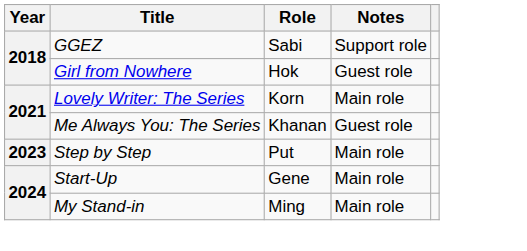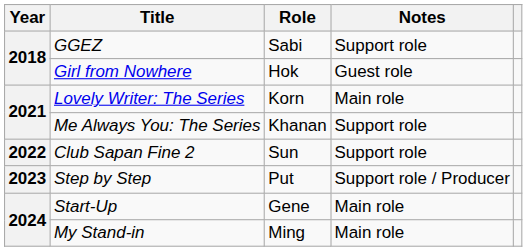(374, 125) Guest role -> (381, 125) Support role
+ row: (124, 152)
(369, 152) Main role -> (422, 179) Support role / Producer
